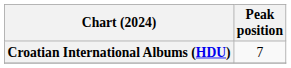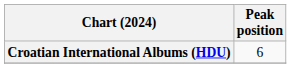(260, 52) 7 -> (260, 52) 6
